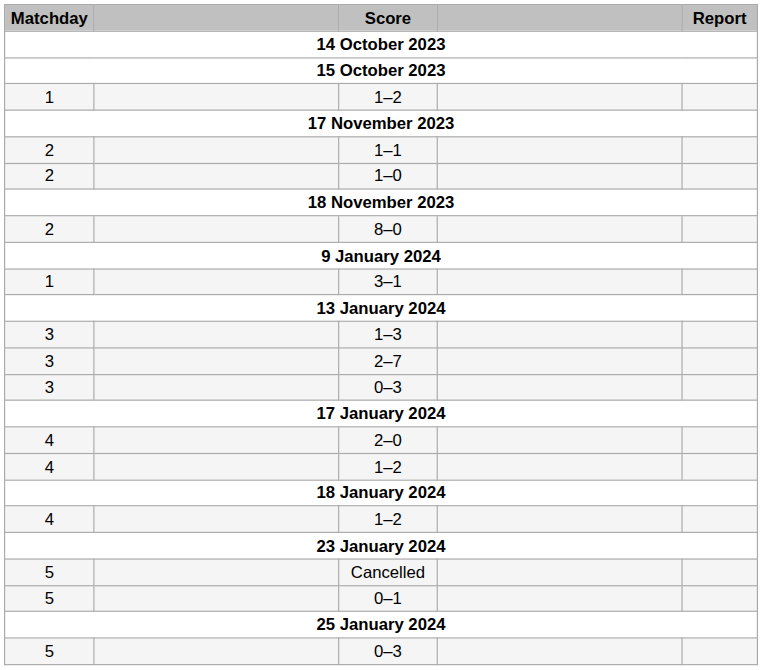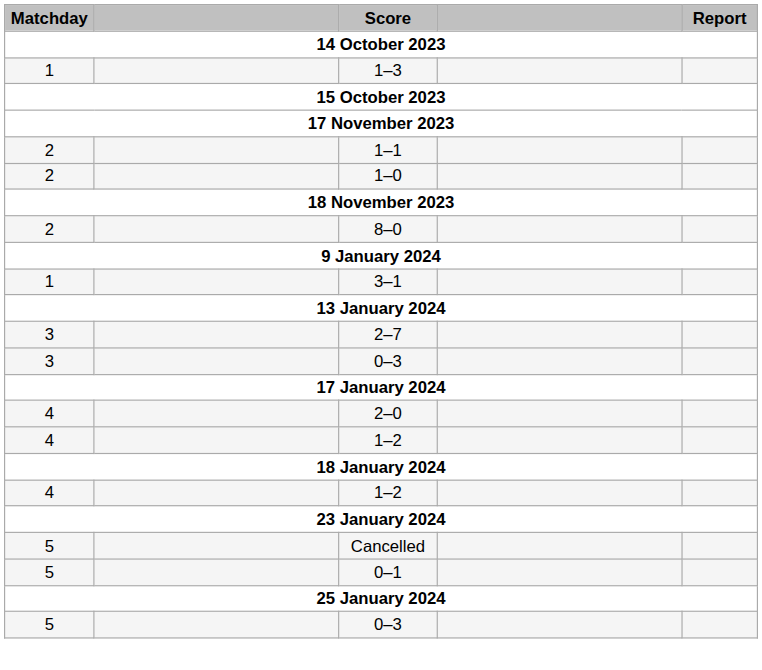+ row: (49, 71)
- row: (49, 97)
- row: (49, 335)
